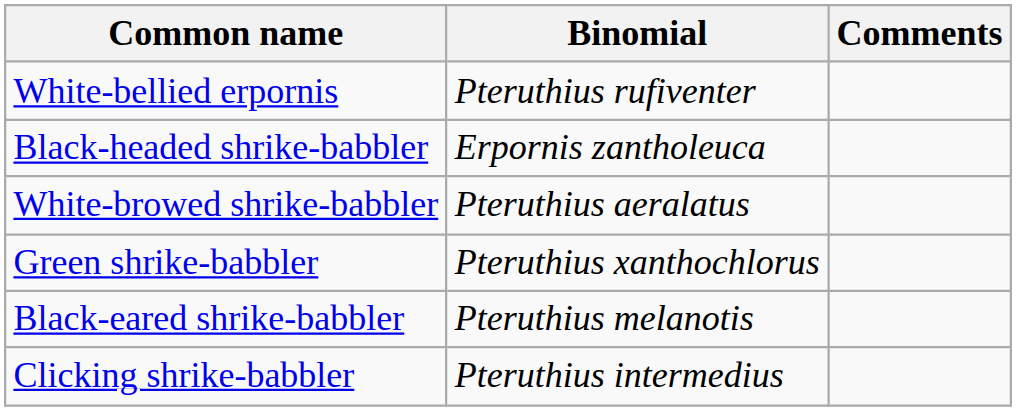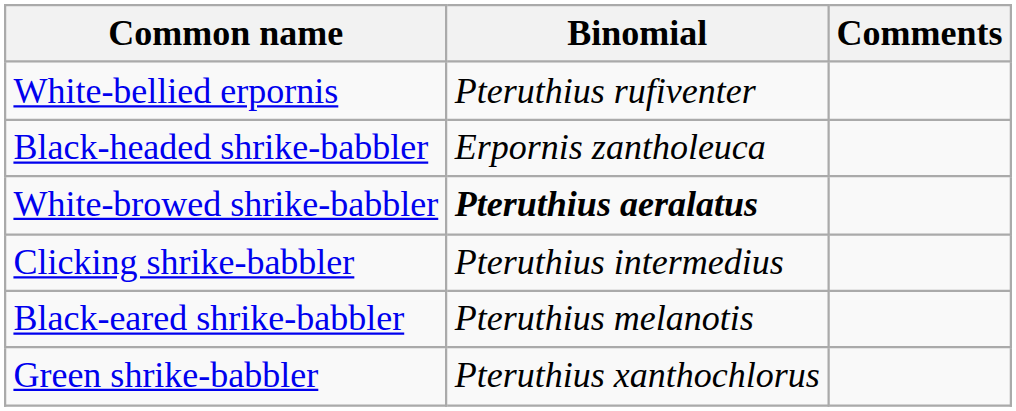(602, 204) normal -> (606, 204) bold
rows swapped: (166, 261) <-> (184, 375)
